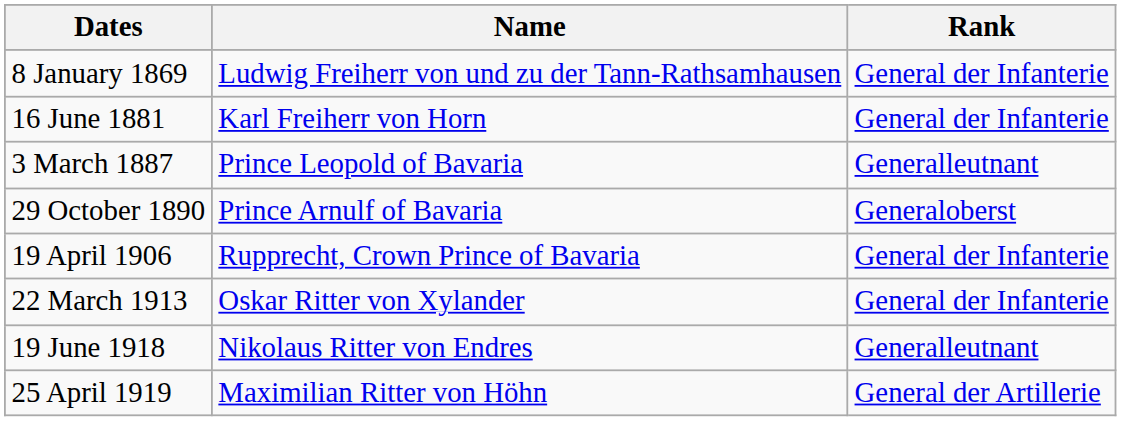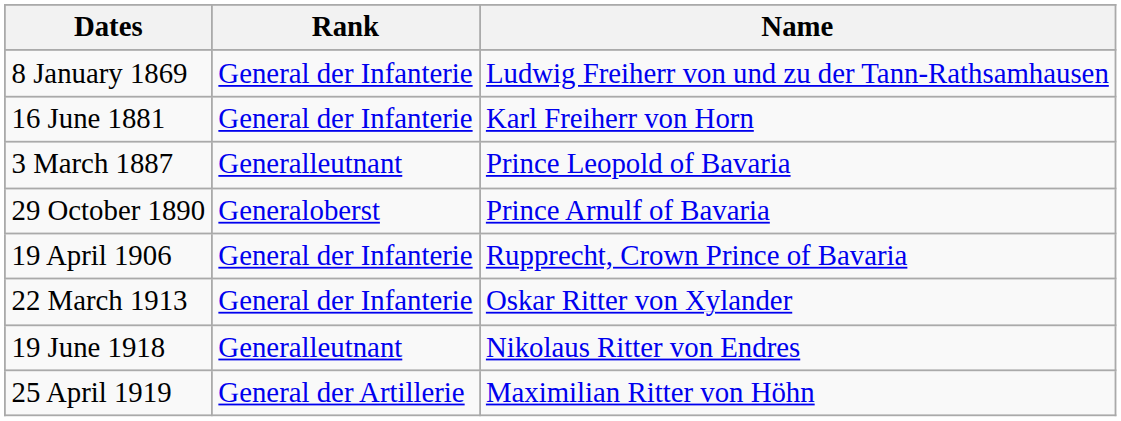columns swapped: (982, 27) <-> (530, 27)
